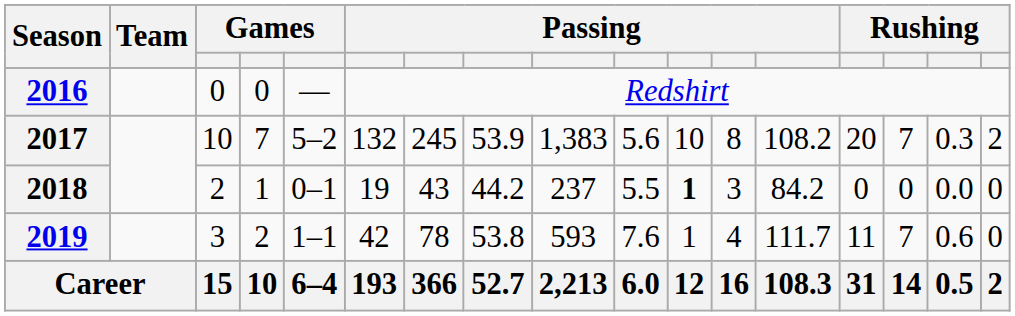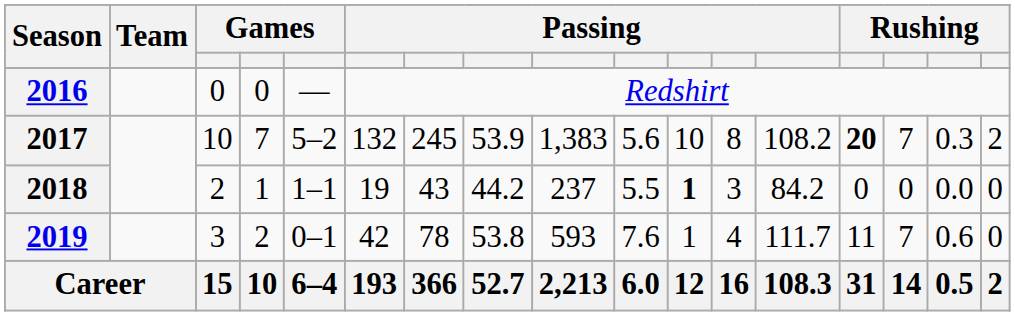(861, 139) normal -> (861, 139) bold
(314, 188) 0–1 -> (314, 188) 1–1
(314, 236) 1–1 -> (314, 236) 0–1
